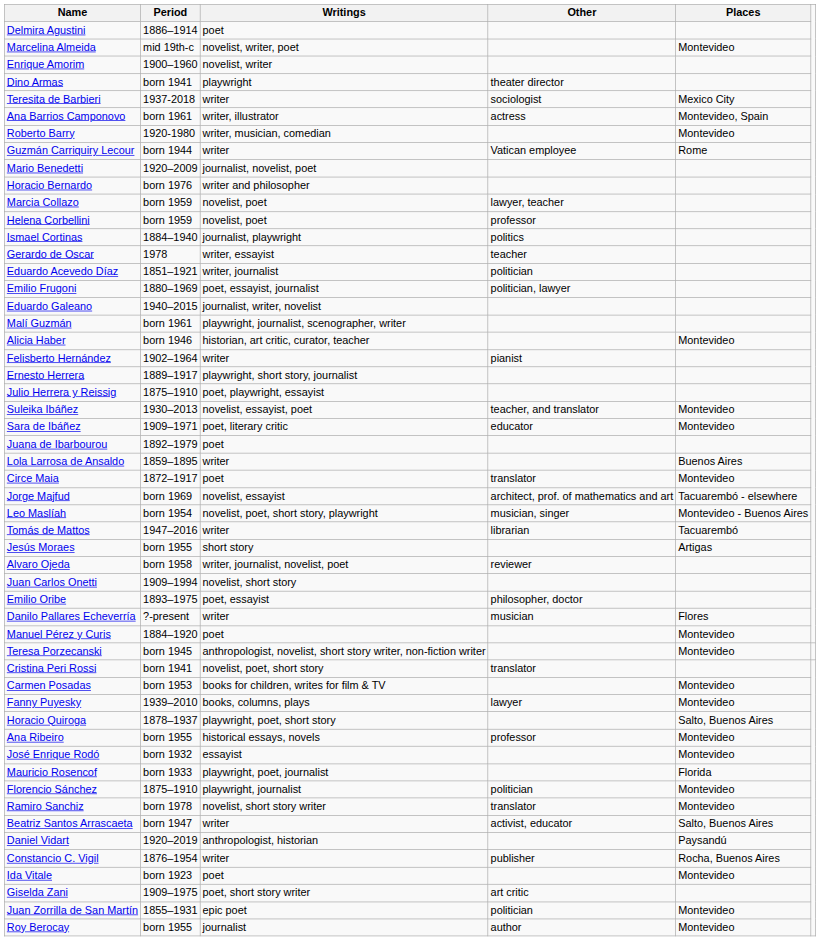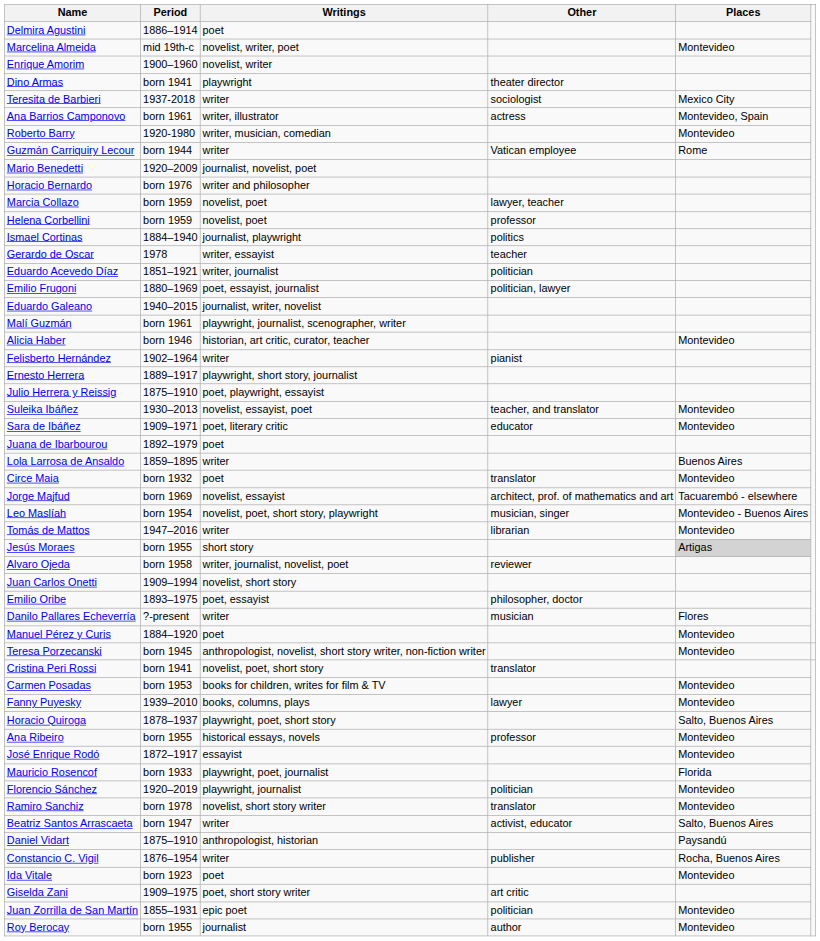(170, 479) 1872–1917 -> (168, 479) born 1932
(708, 530) Tacuarembó -> (706, 530) Montevideo
(695, 548) no background -> (695, 548) lightgrey background
(168, 755) born 1932 -> (170, 755) 1872–1917
(170, 789) 1875–1910 -> (170, 789) 1920–2019
(170, 841) 1920–2019 -> (170, 841) 1875–1910
